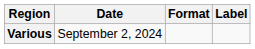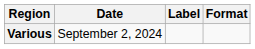columns swapped: (189, 14) <-> (231, 14)
